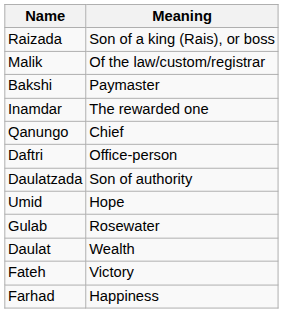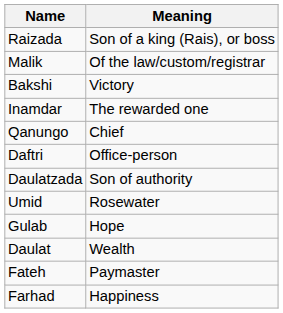(124, 86) Paymaster -> (112, 86) Victory
(107, 202) Hope -> (124, 202) Rosewater
(124, 226) Rosewater -> (107, 226) Hope
(112, 272) Victory -> (124, 272) Paymaster
